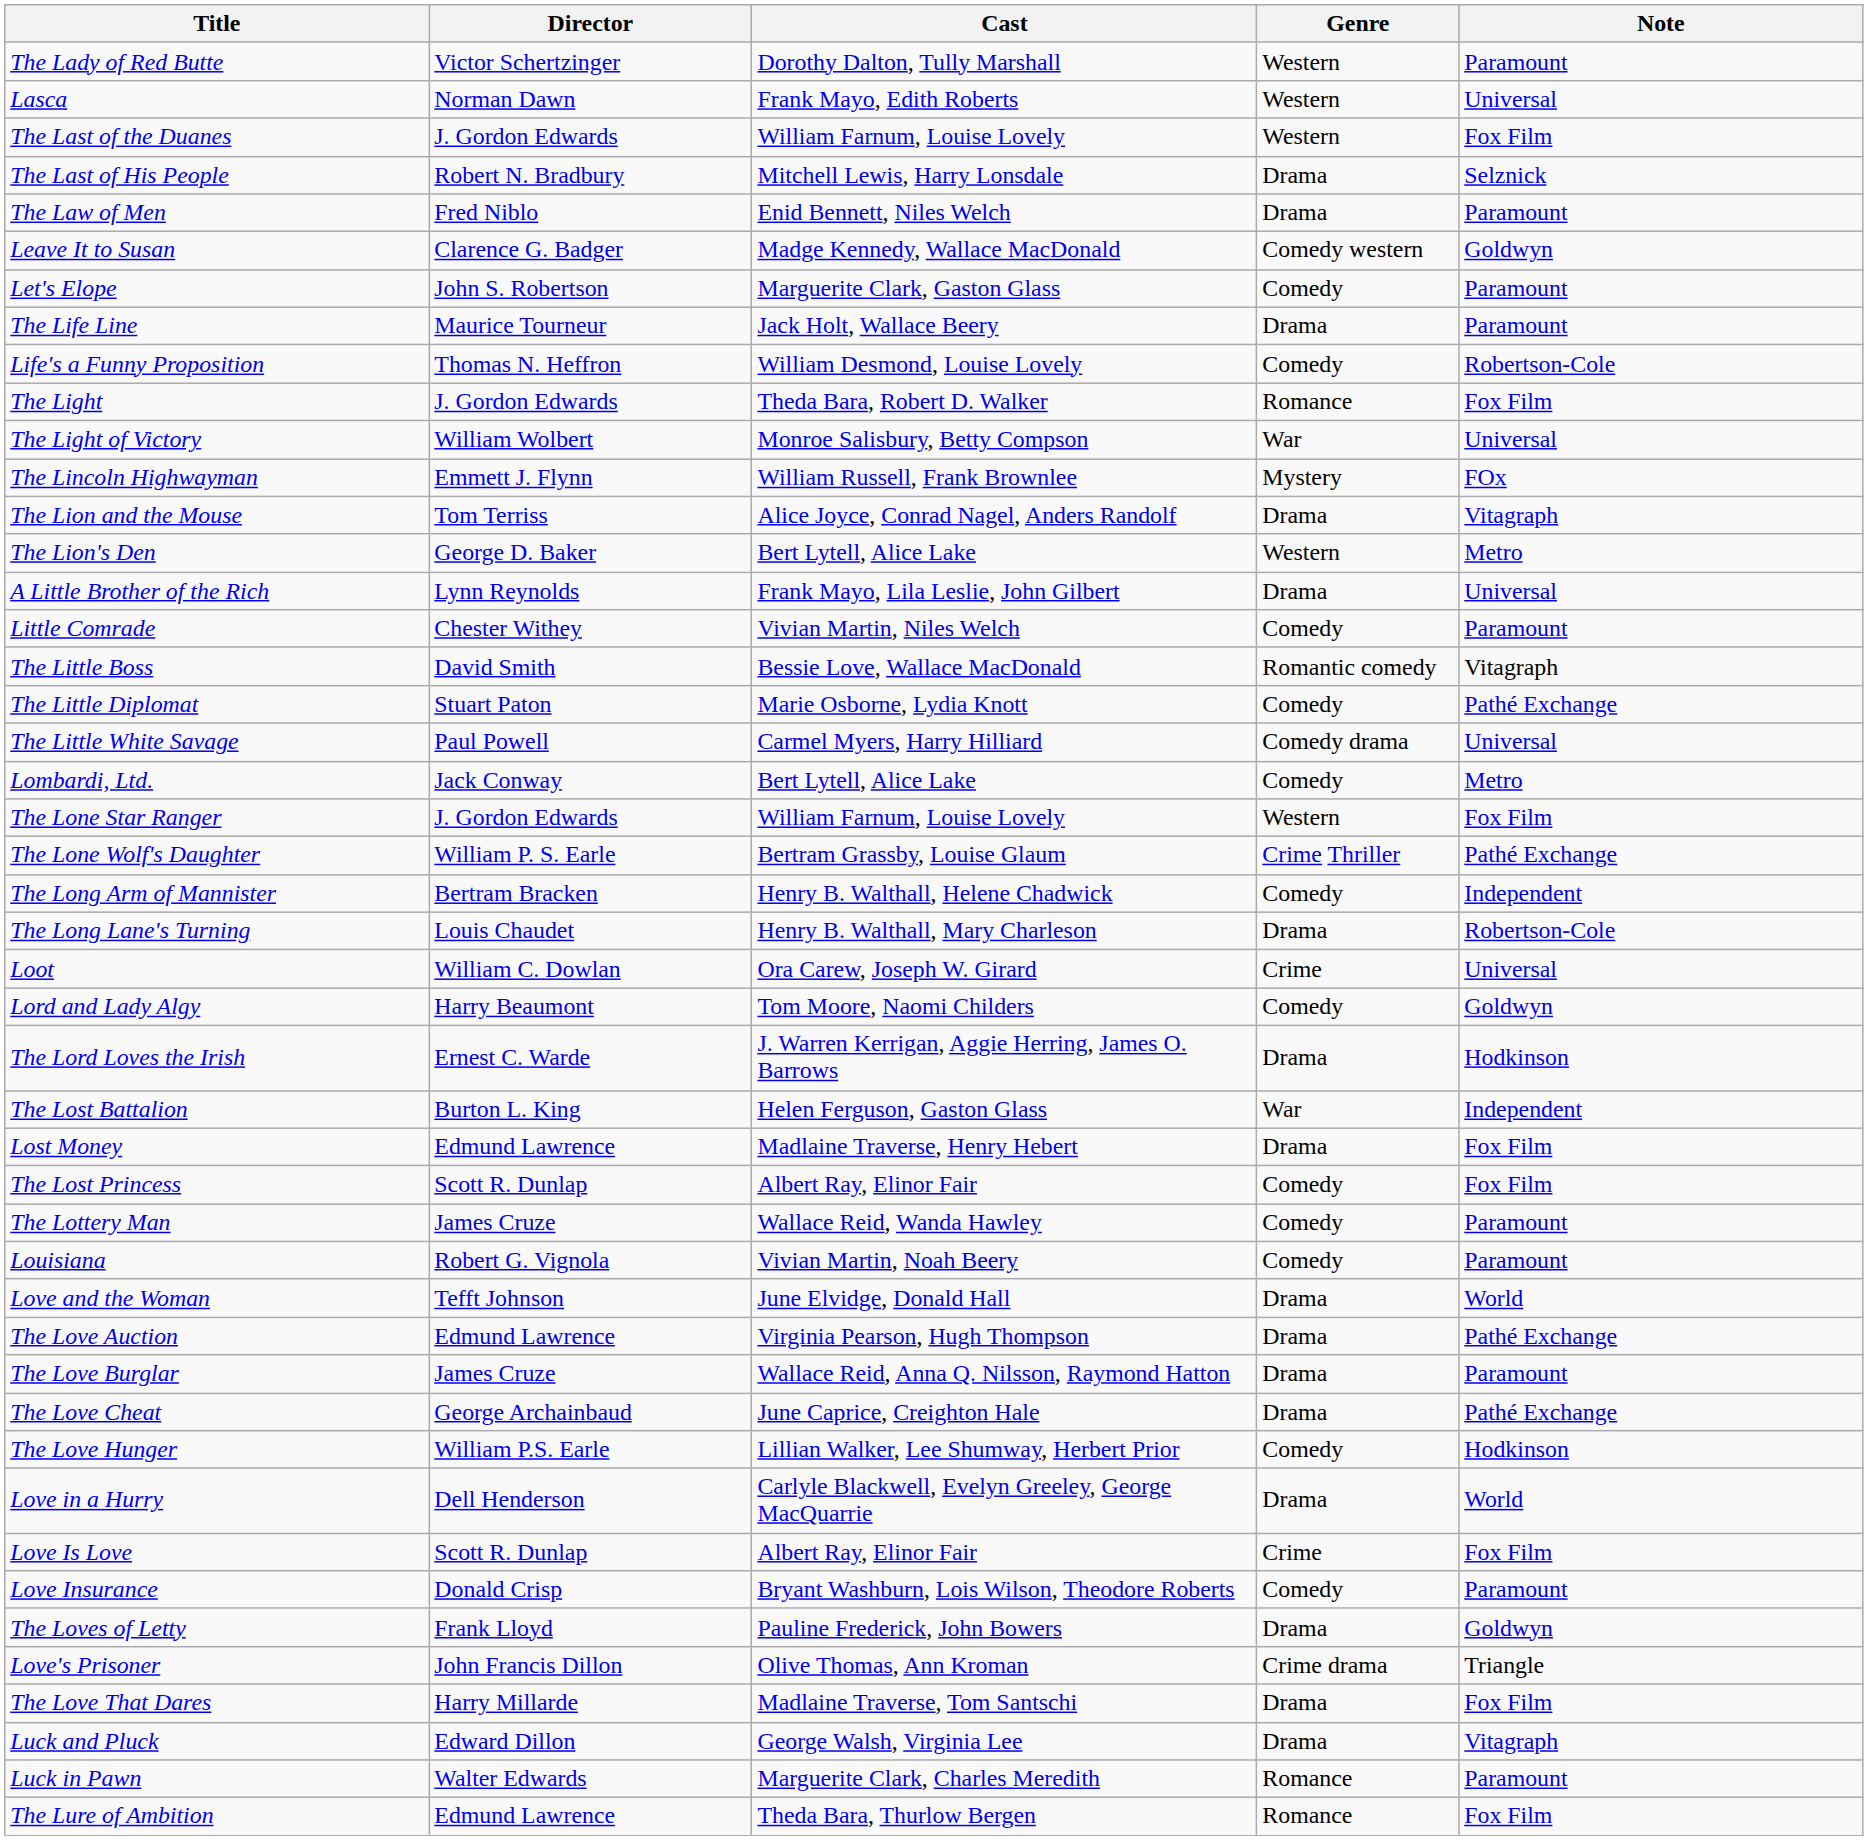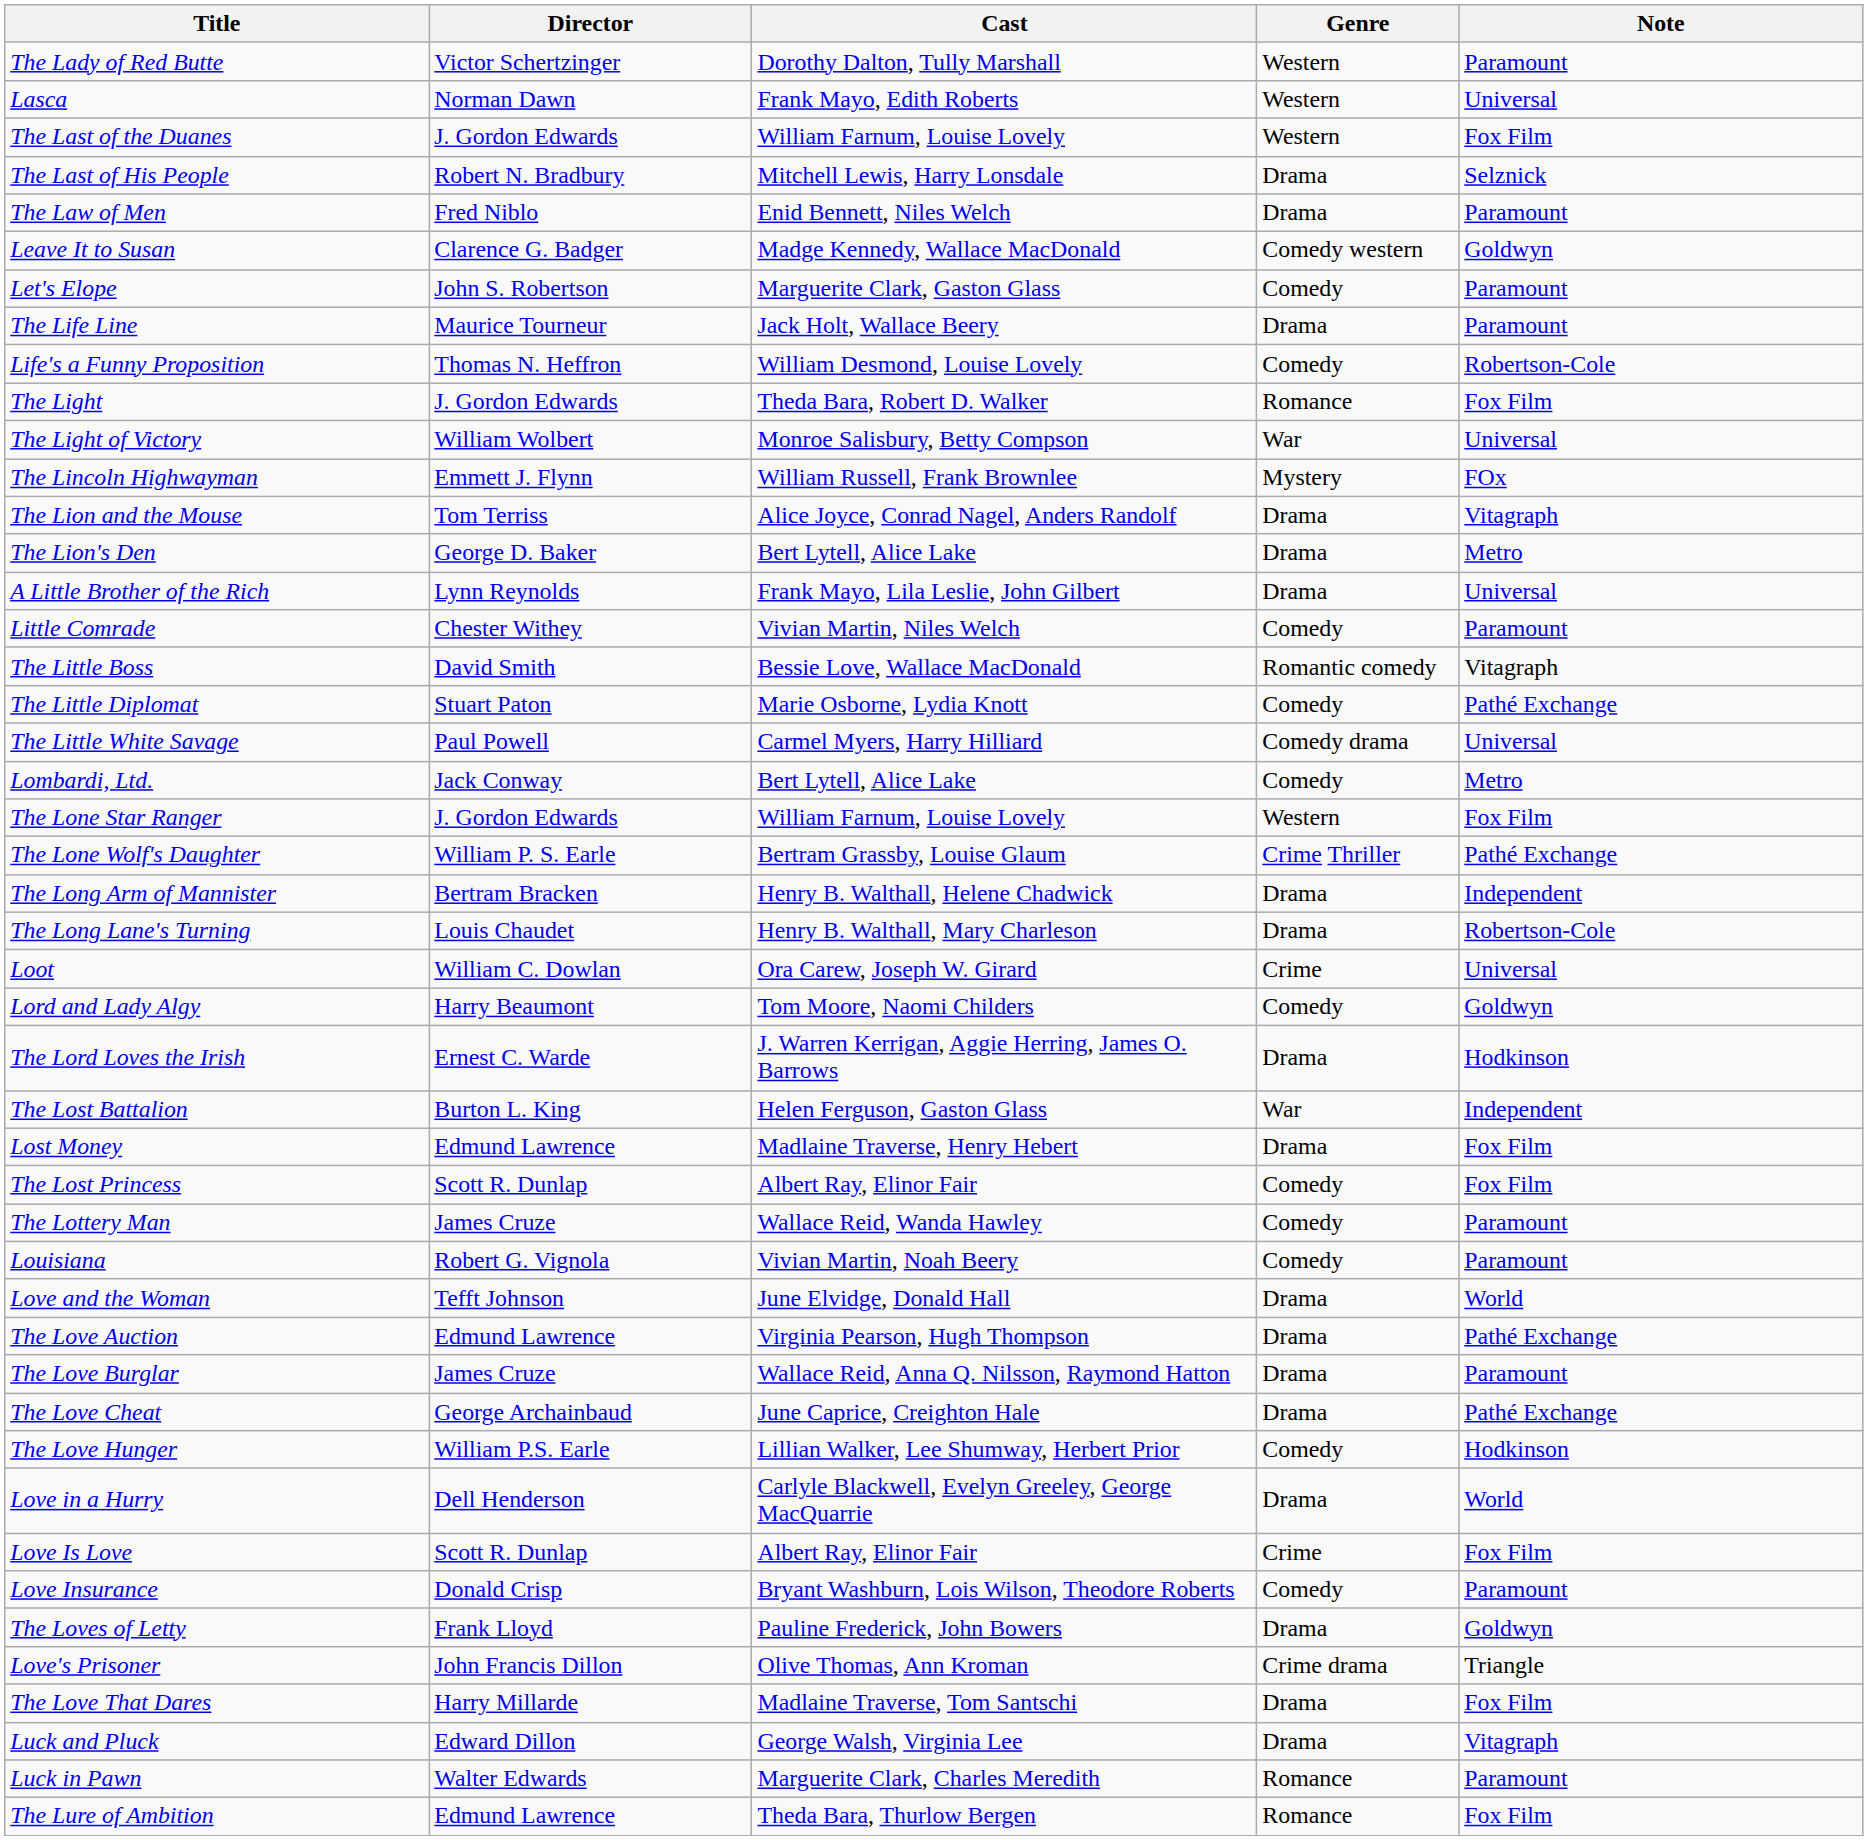(1301, 552) Western -> (1295, 552) Drama
(1303, 893) Comedy -> (1295, 893) Drama
